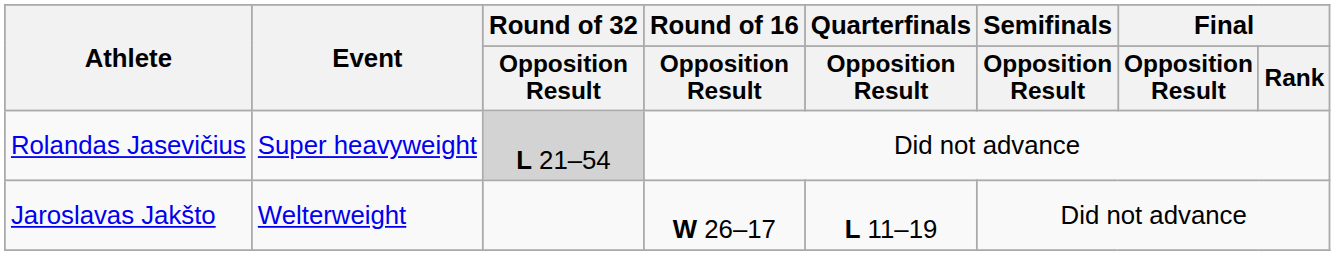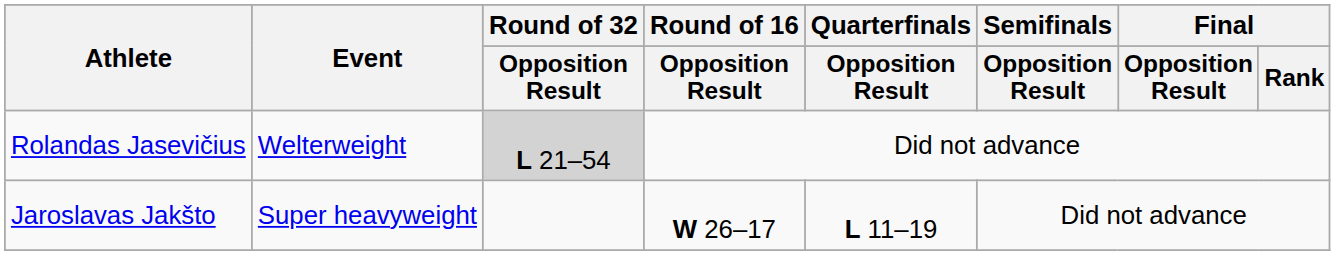(367, 146) Super heavyweight -> (332, 146) Welterweight
(332, 215) Welterweight -> (367, 215) Super heavyweight
